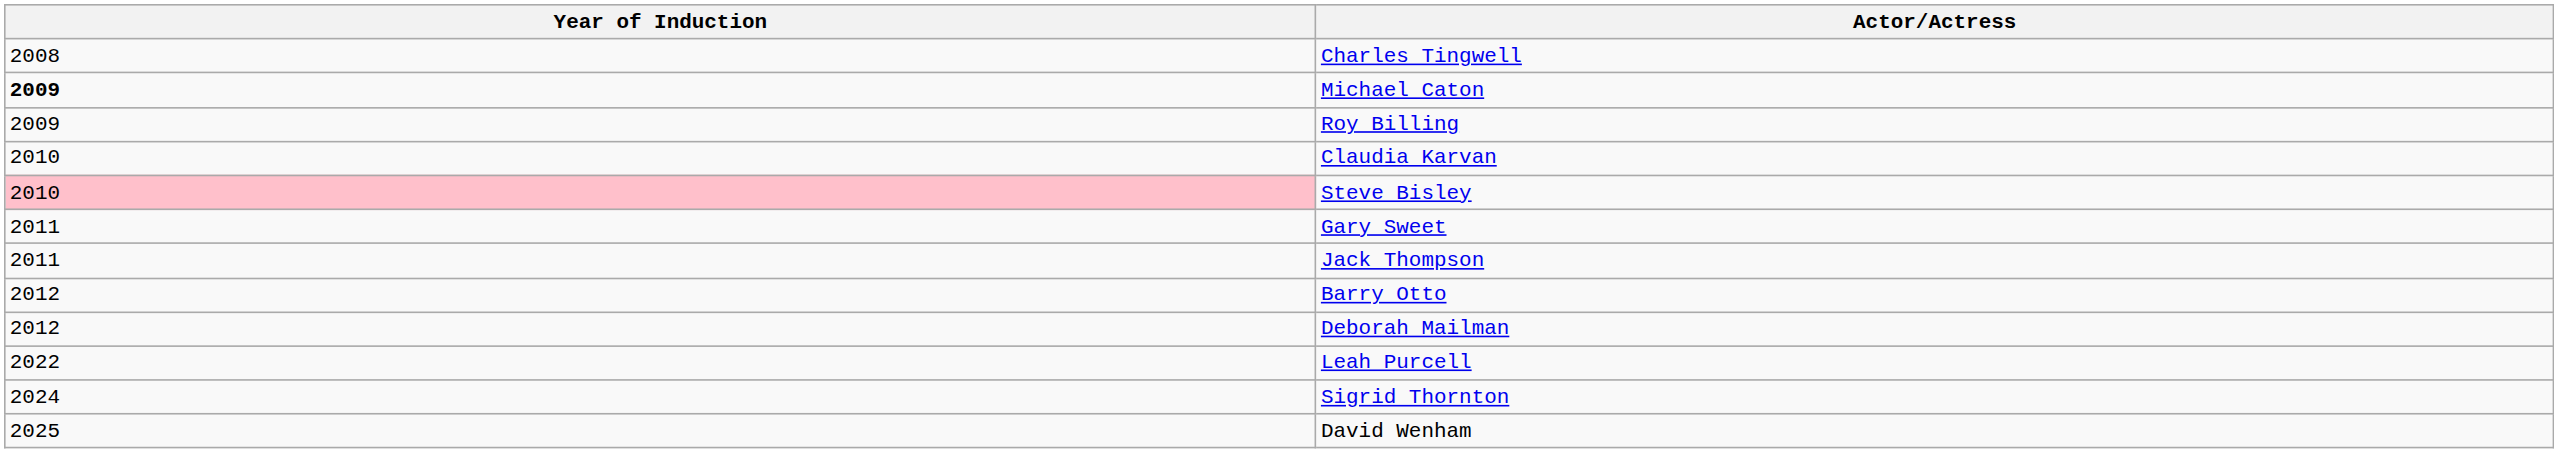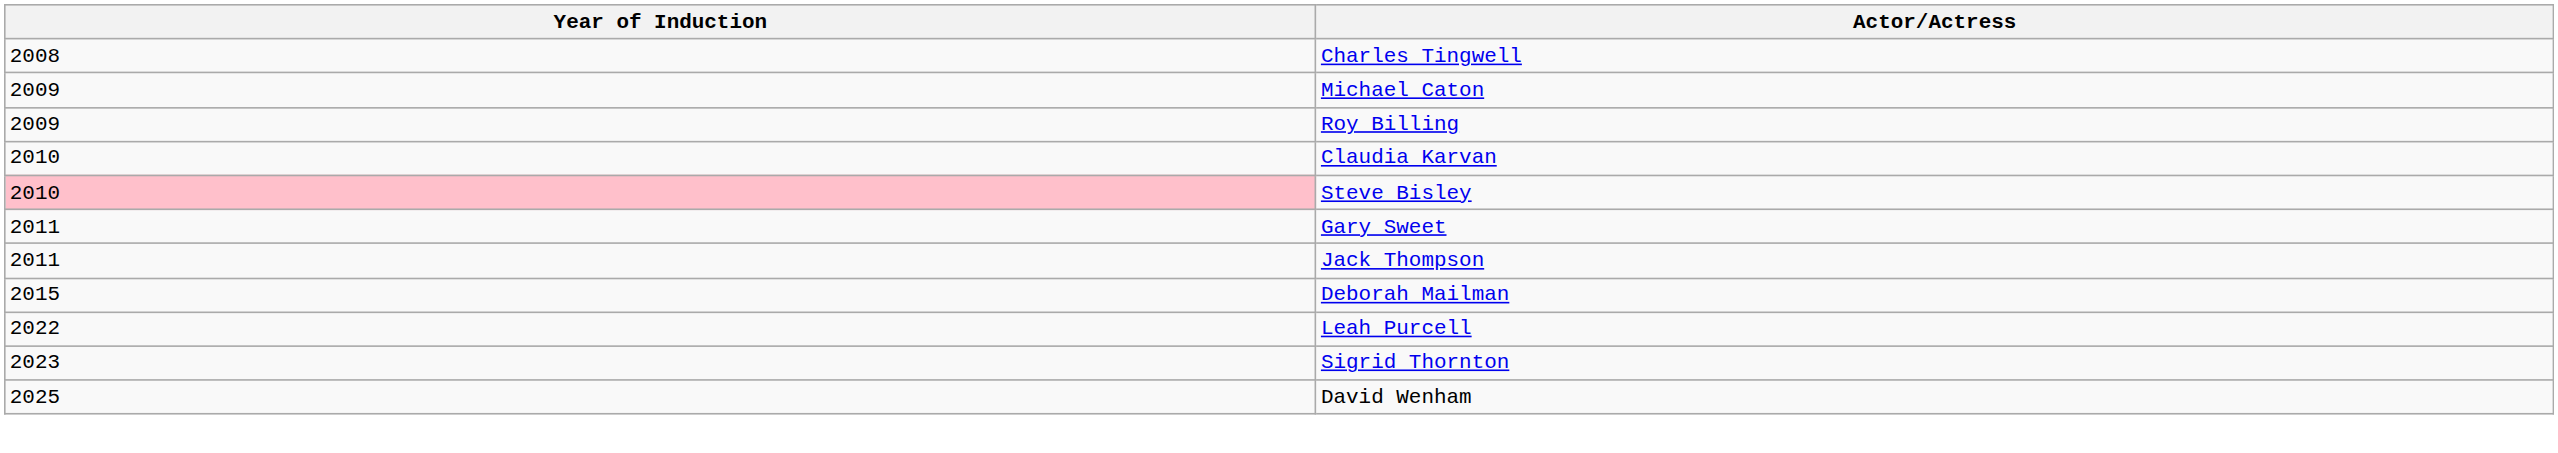(35, 90) bold -> (35, 90) normal
- row: (1384, 295)
(35, 329) 2012 -> (35, 295) 2015
(35, 397) 2024 -> (35, 363) 2023
